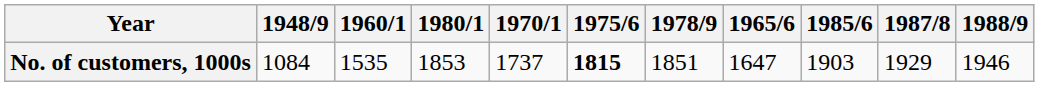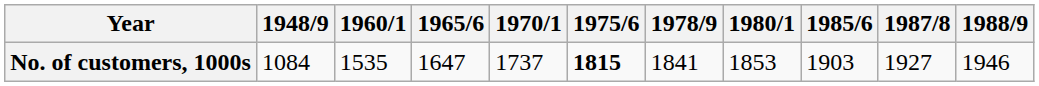columns swapped: (762, 23) <-> (451, 23)
(675, 61) 1851 -> (675, 61) 1841
(908, 61) 1929 -> (908, 61) 1927
